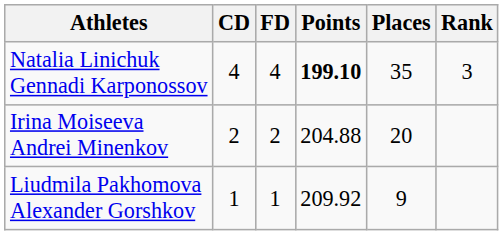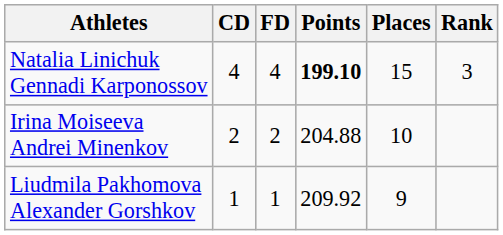(401, 72) 35 -> (401, 72) 15
(401, 135) 20 -> (401, 135) 10
